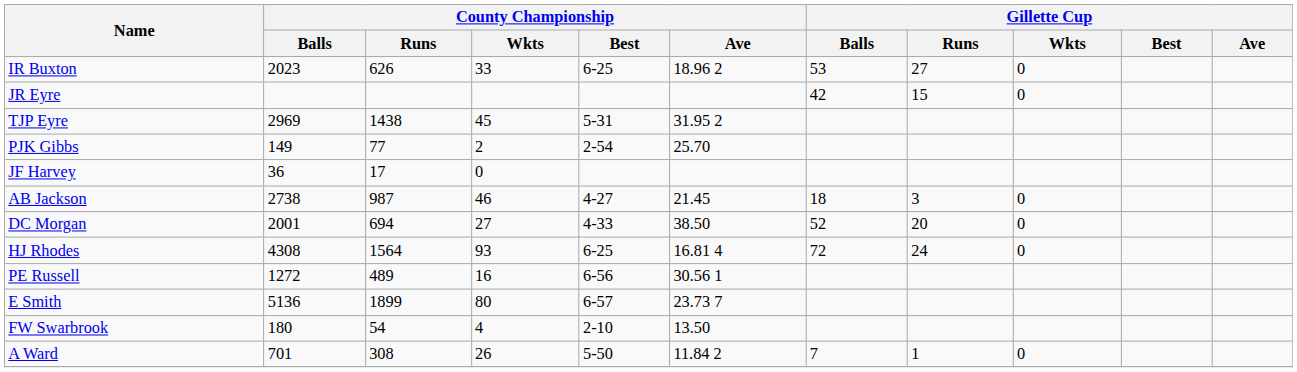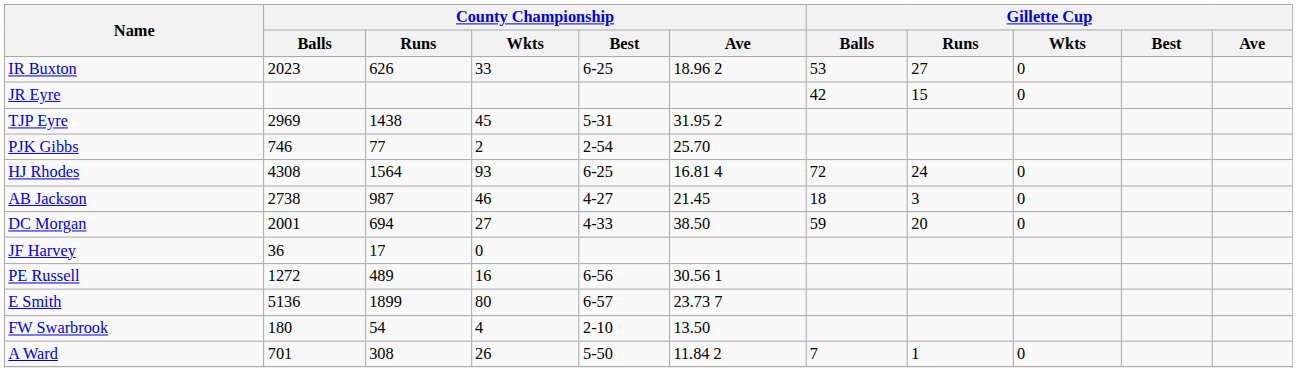(280, 146) 149 -> (280, 146) 746
rows swapped: (42, 172) <-> (44, 250)
(818, 224) 52 -> (818, 224) 59
